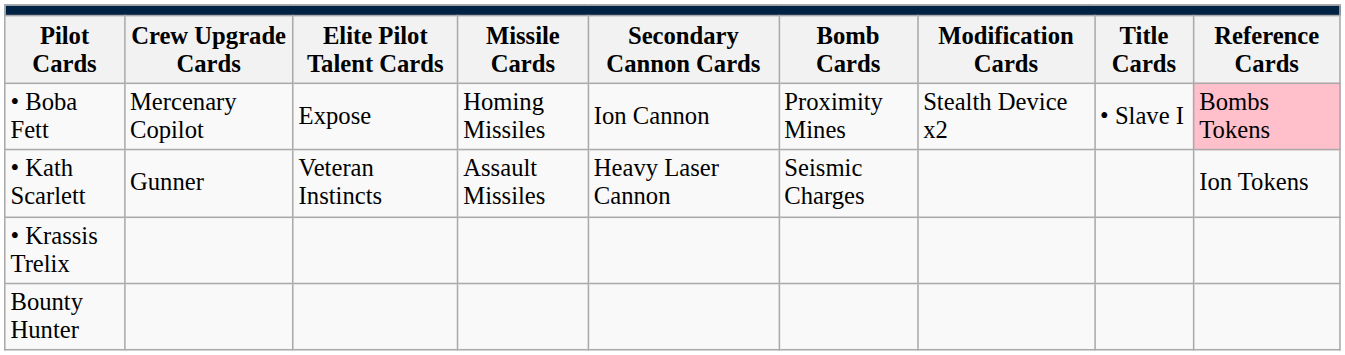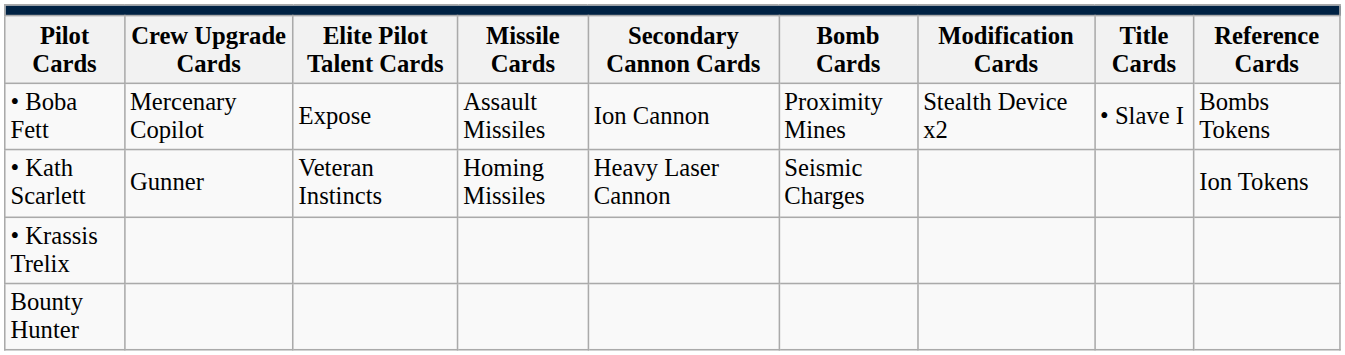(504, 116) Homing Missiles -> (504, 116) Assault Missiles
(1235, 116) pink background -> (1235, 116) no background
(504, 182) Assault Missiles -> (504, 182) Homing Missiles
